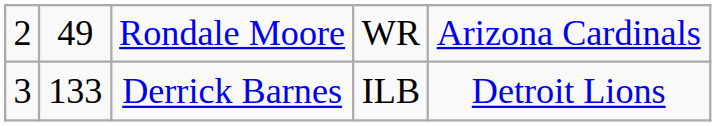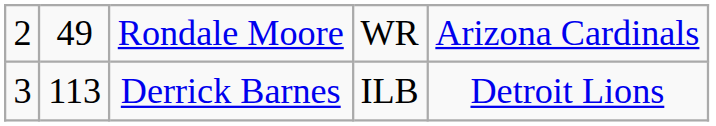(75, 90) 133 -> (75, 90) 113
